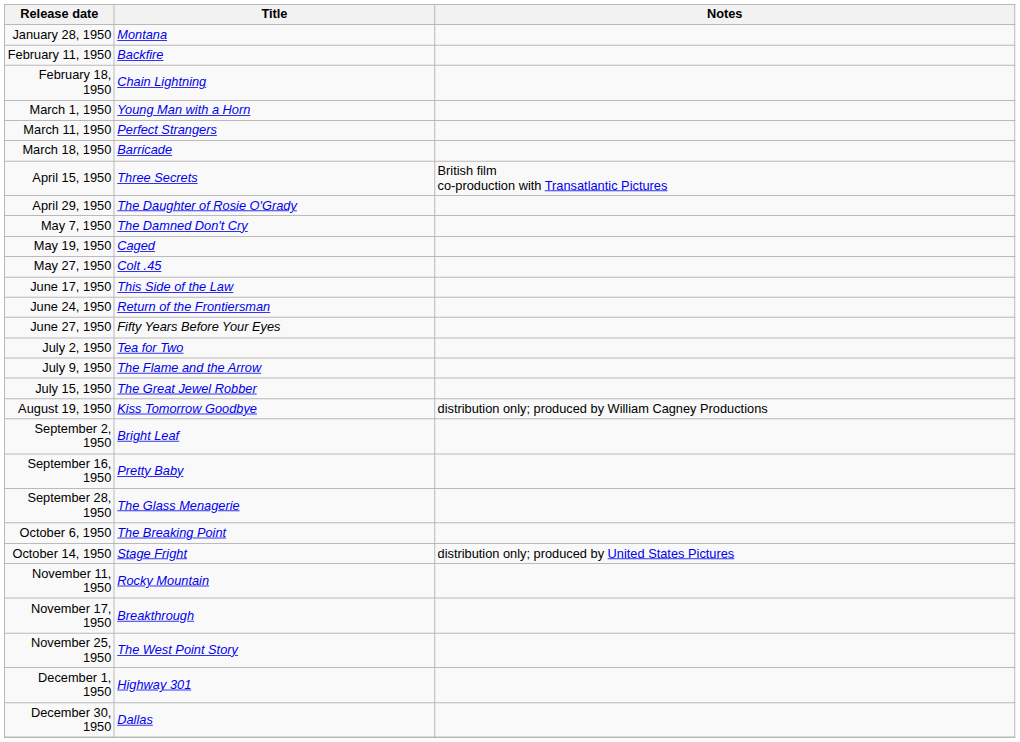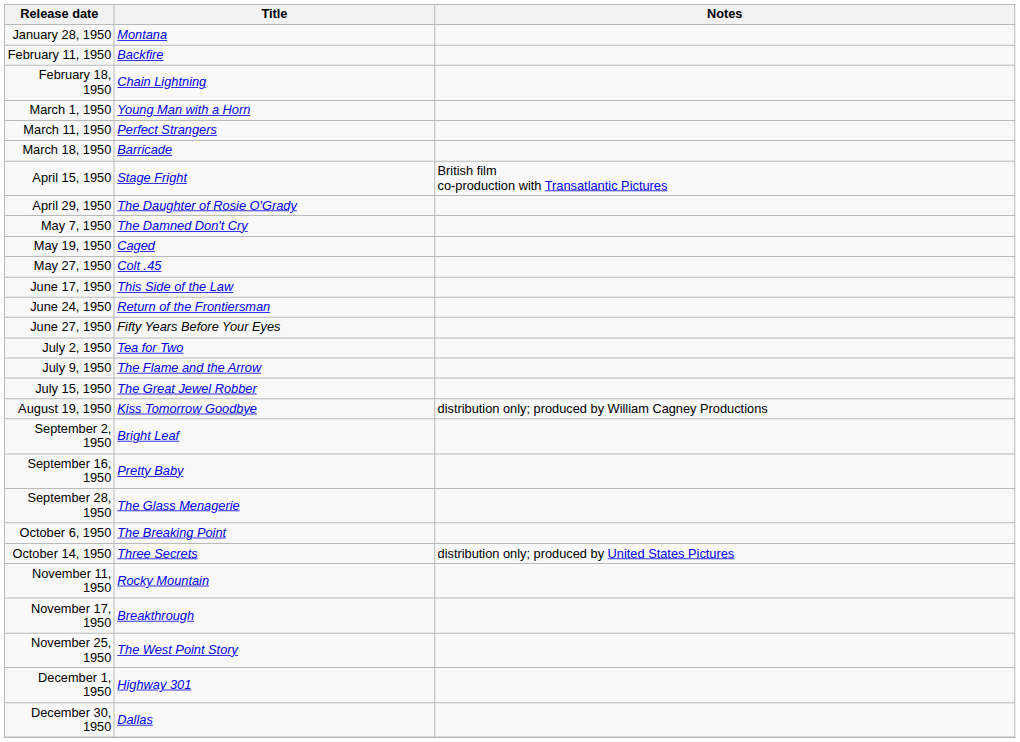(157, 178) Three Secrets -> (152, 178) Stage Fright
(152, 553) Stage Fright -> (157, 553) Three Secrets
